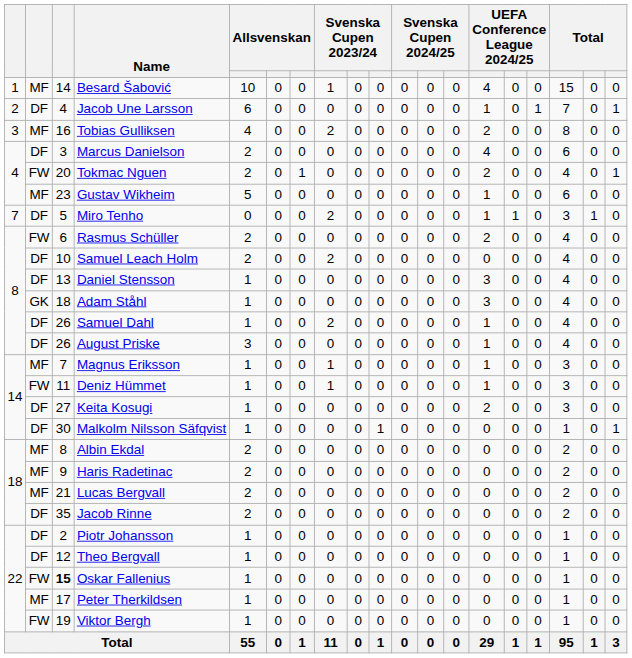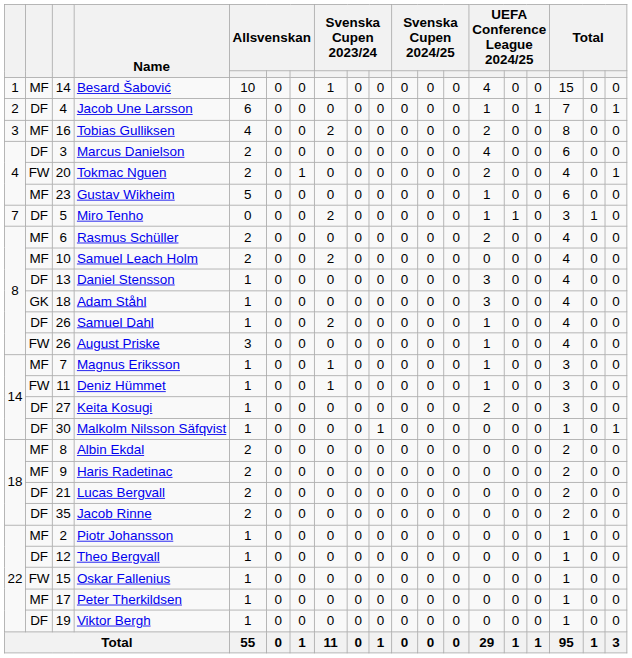(39, 237) FW -> (39, 237) MF
(39, 258) DF -> (39, 258) MF
(39, 343) DF -> (39, 343) FW
(39, 493) MF -> (39, 493) DF
(39, 535) DF -> (39, 535) MF
(63, 578) bold -> (63, 578) normal
(39, 620) FW -> (39, 620) DF
